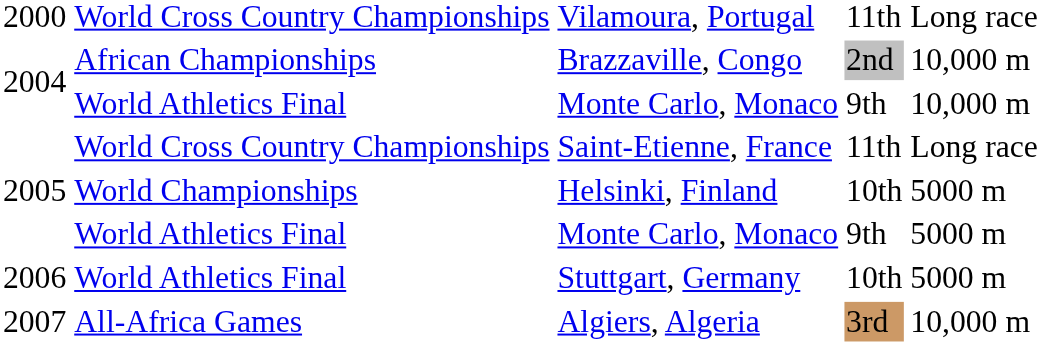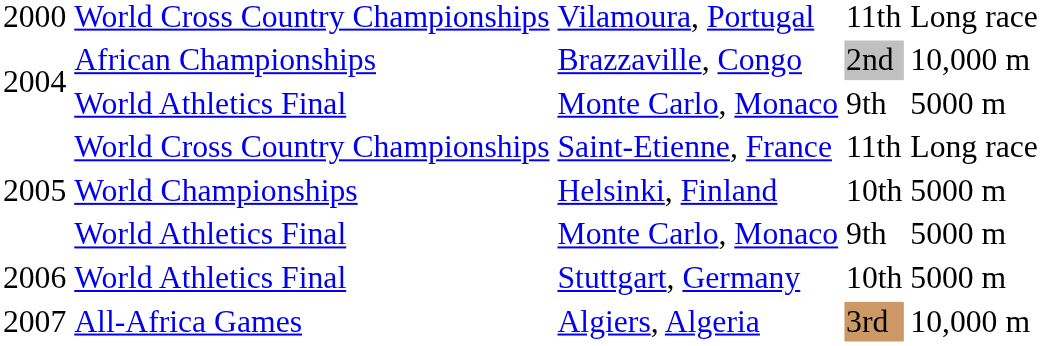(970, 103) 10,000 m -> (958, 103) 5000 m
